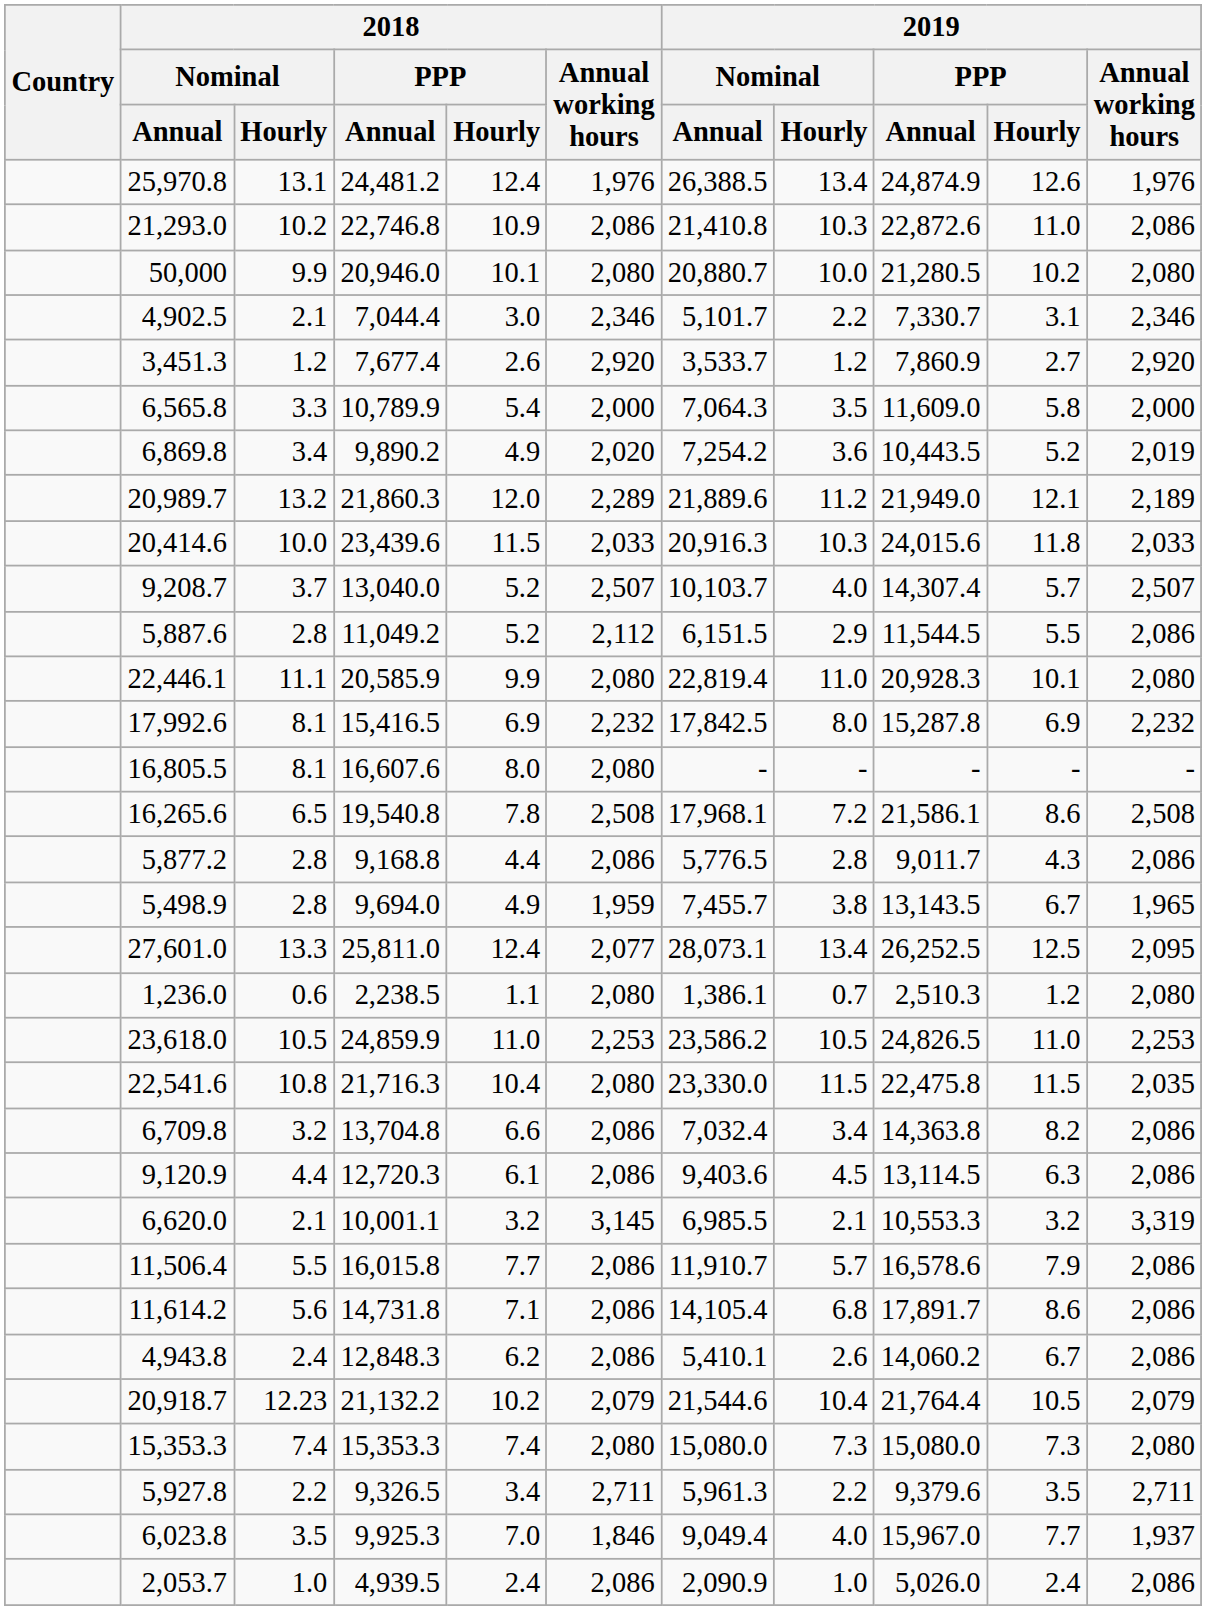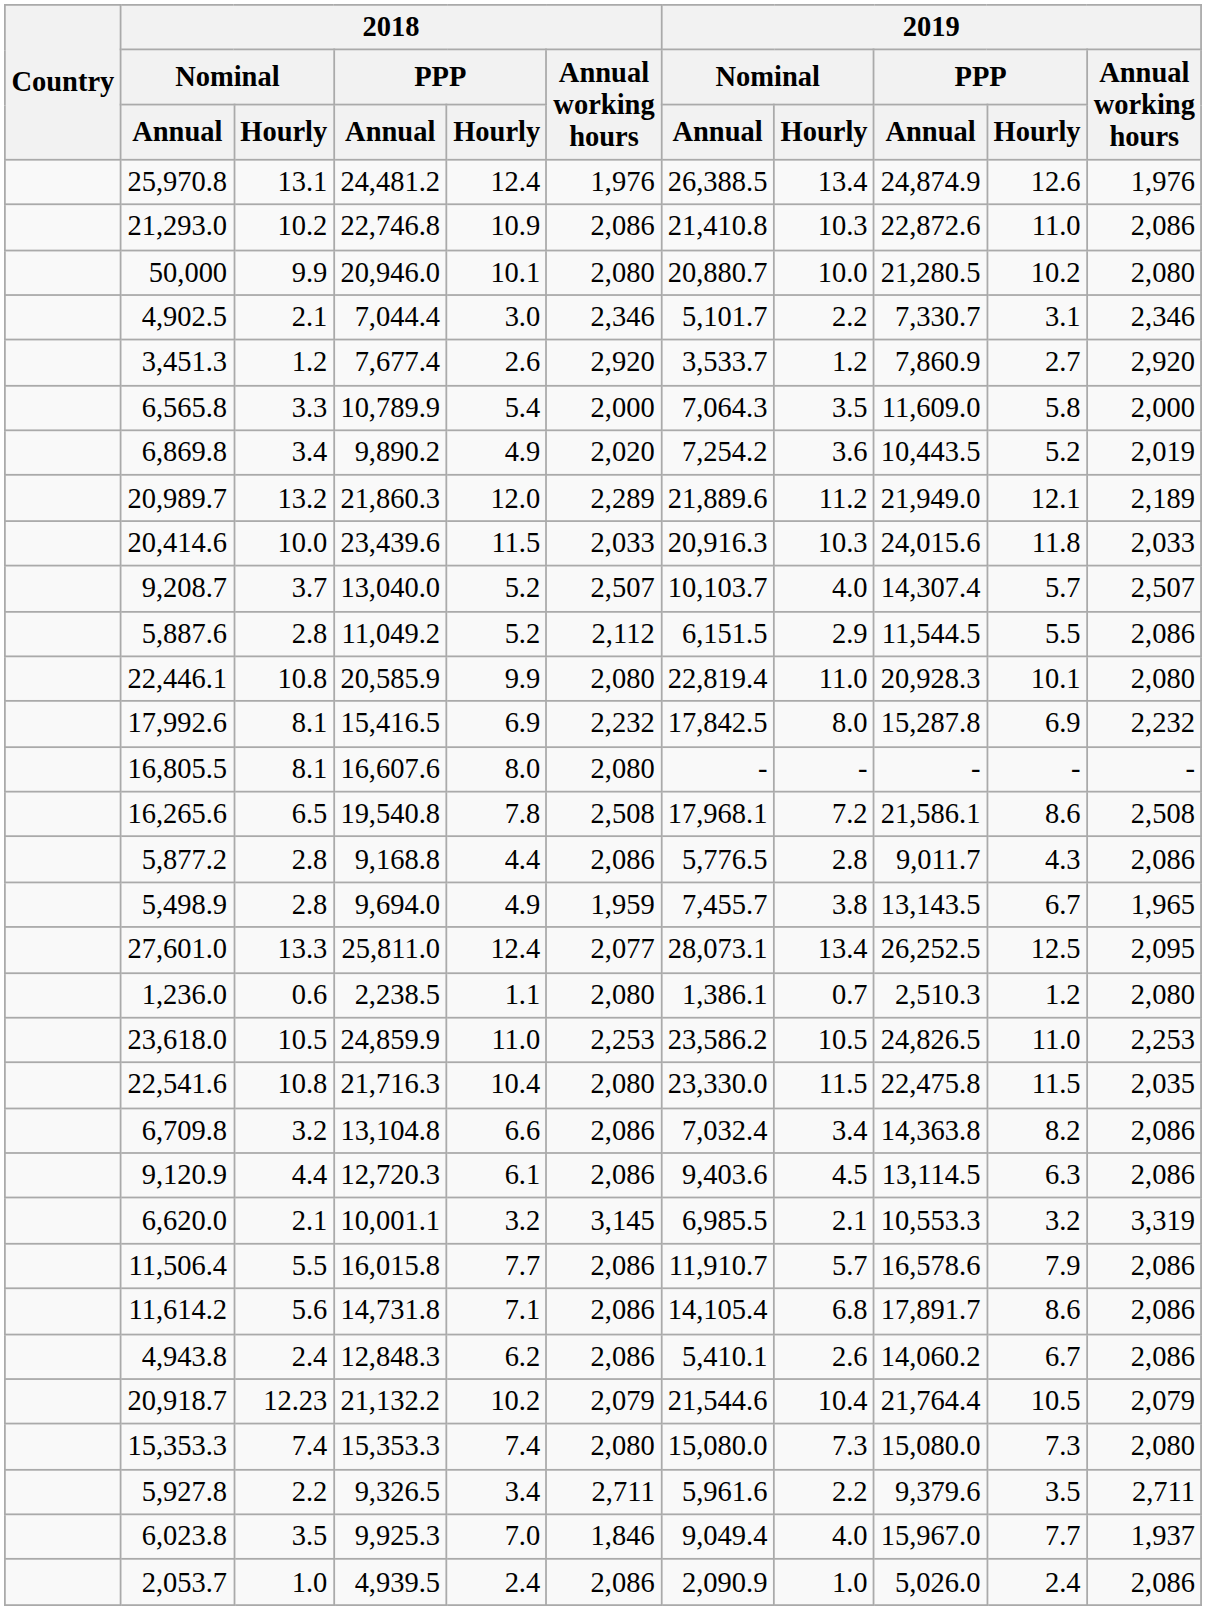(303, 678) 11.1 -> (302, 678) 10.8
(390, 1130) 13,704.8 -> (390, 1130) 13,104.8
(725, 1491) 5,961.3 -> (725, 1491) 5,961.6
